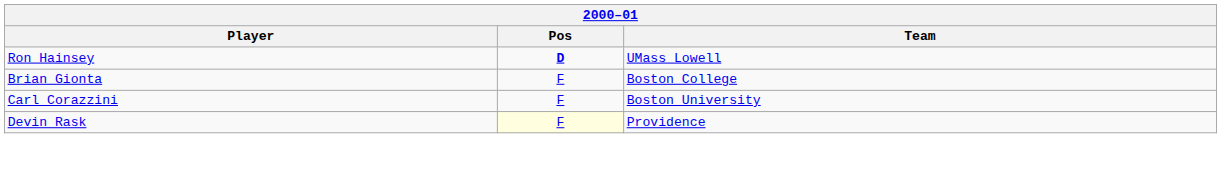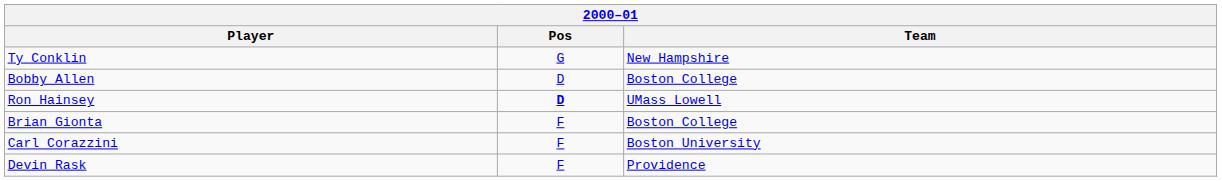+ row: (47, 58)
+ row: (51, 79)
(560, 122) lightyellow background -> (560, 165) no background
